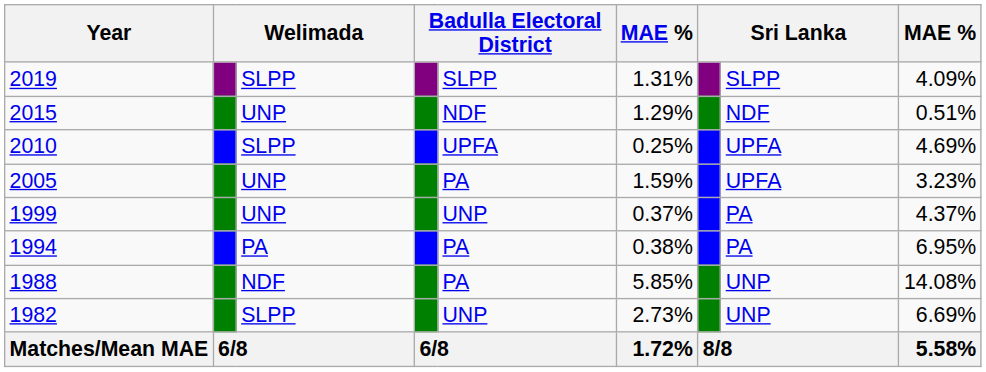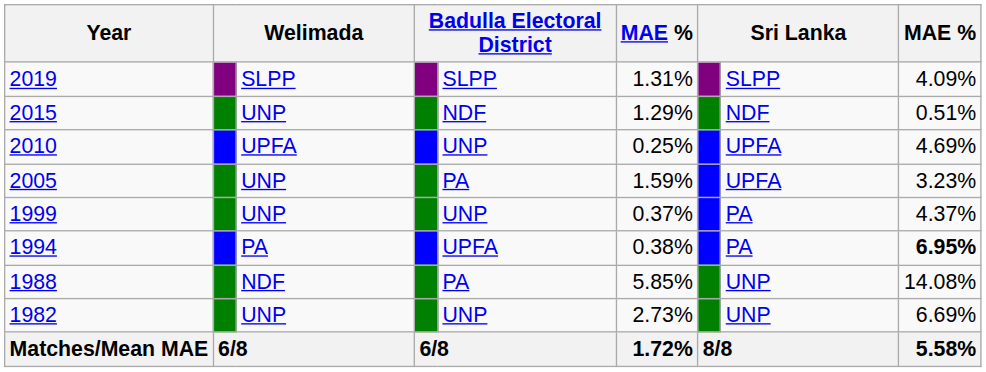(268, 146) SLPP -> (269, 146) UPFA
(470, 146) UPFA -> (465, 146) UNP
(456, 247) PA -> (470, 247) UPFA
(946, 247) normal -> (946, 247) bold
(268, 315) SLPP -> (264, 315) UNP
